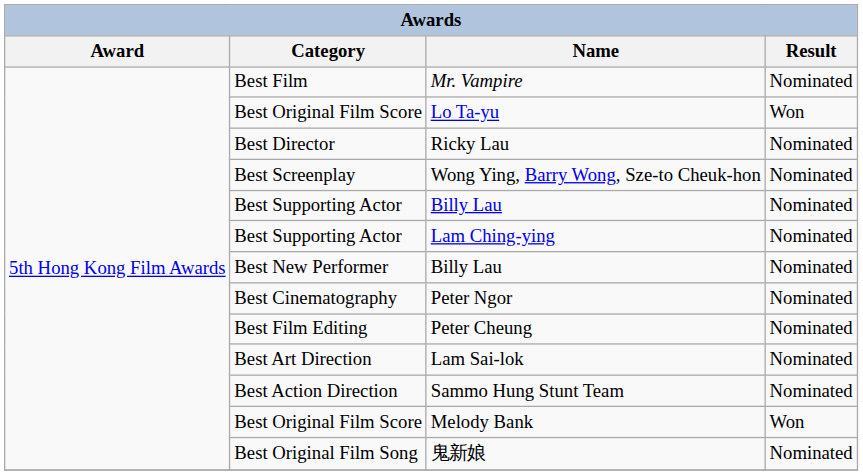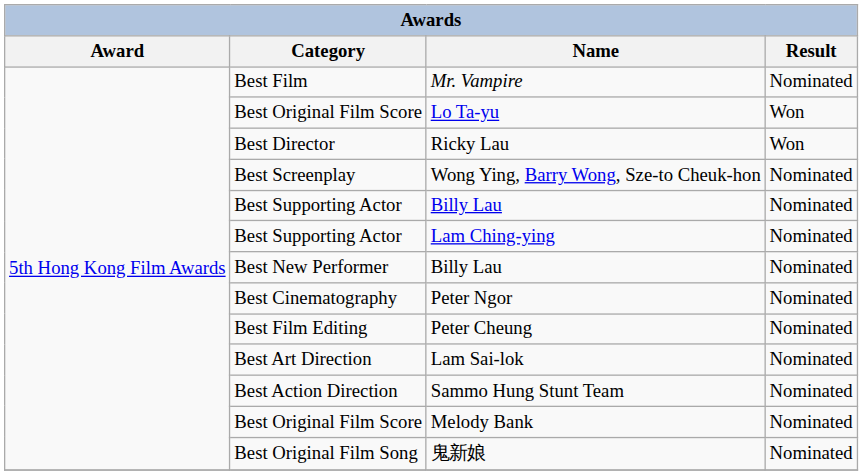(811, 143) Nominated -> (787, 143) Won
(787, 421) Won -> (811, 421) Nominated
